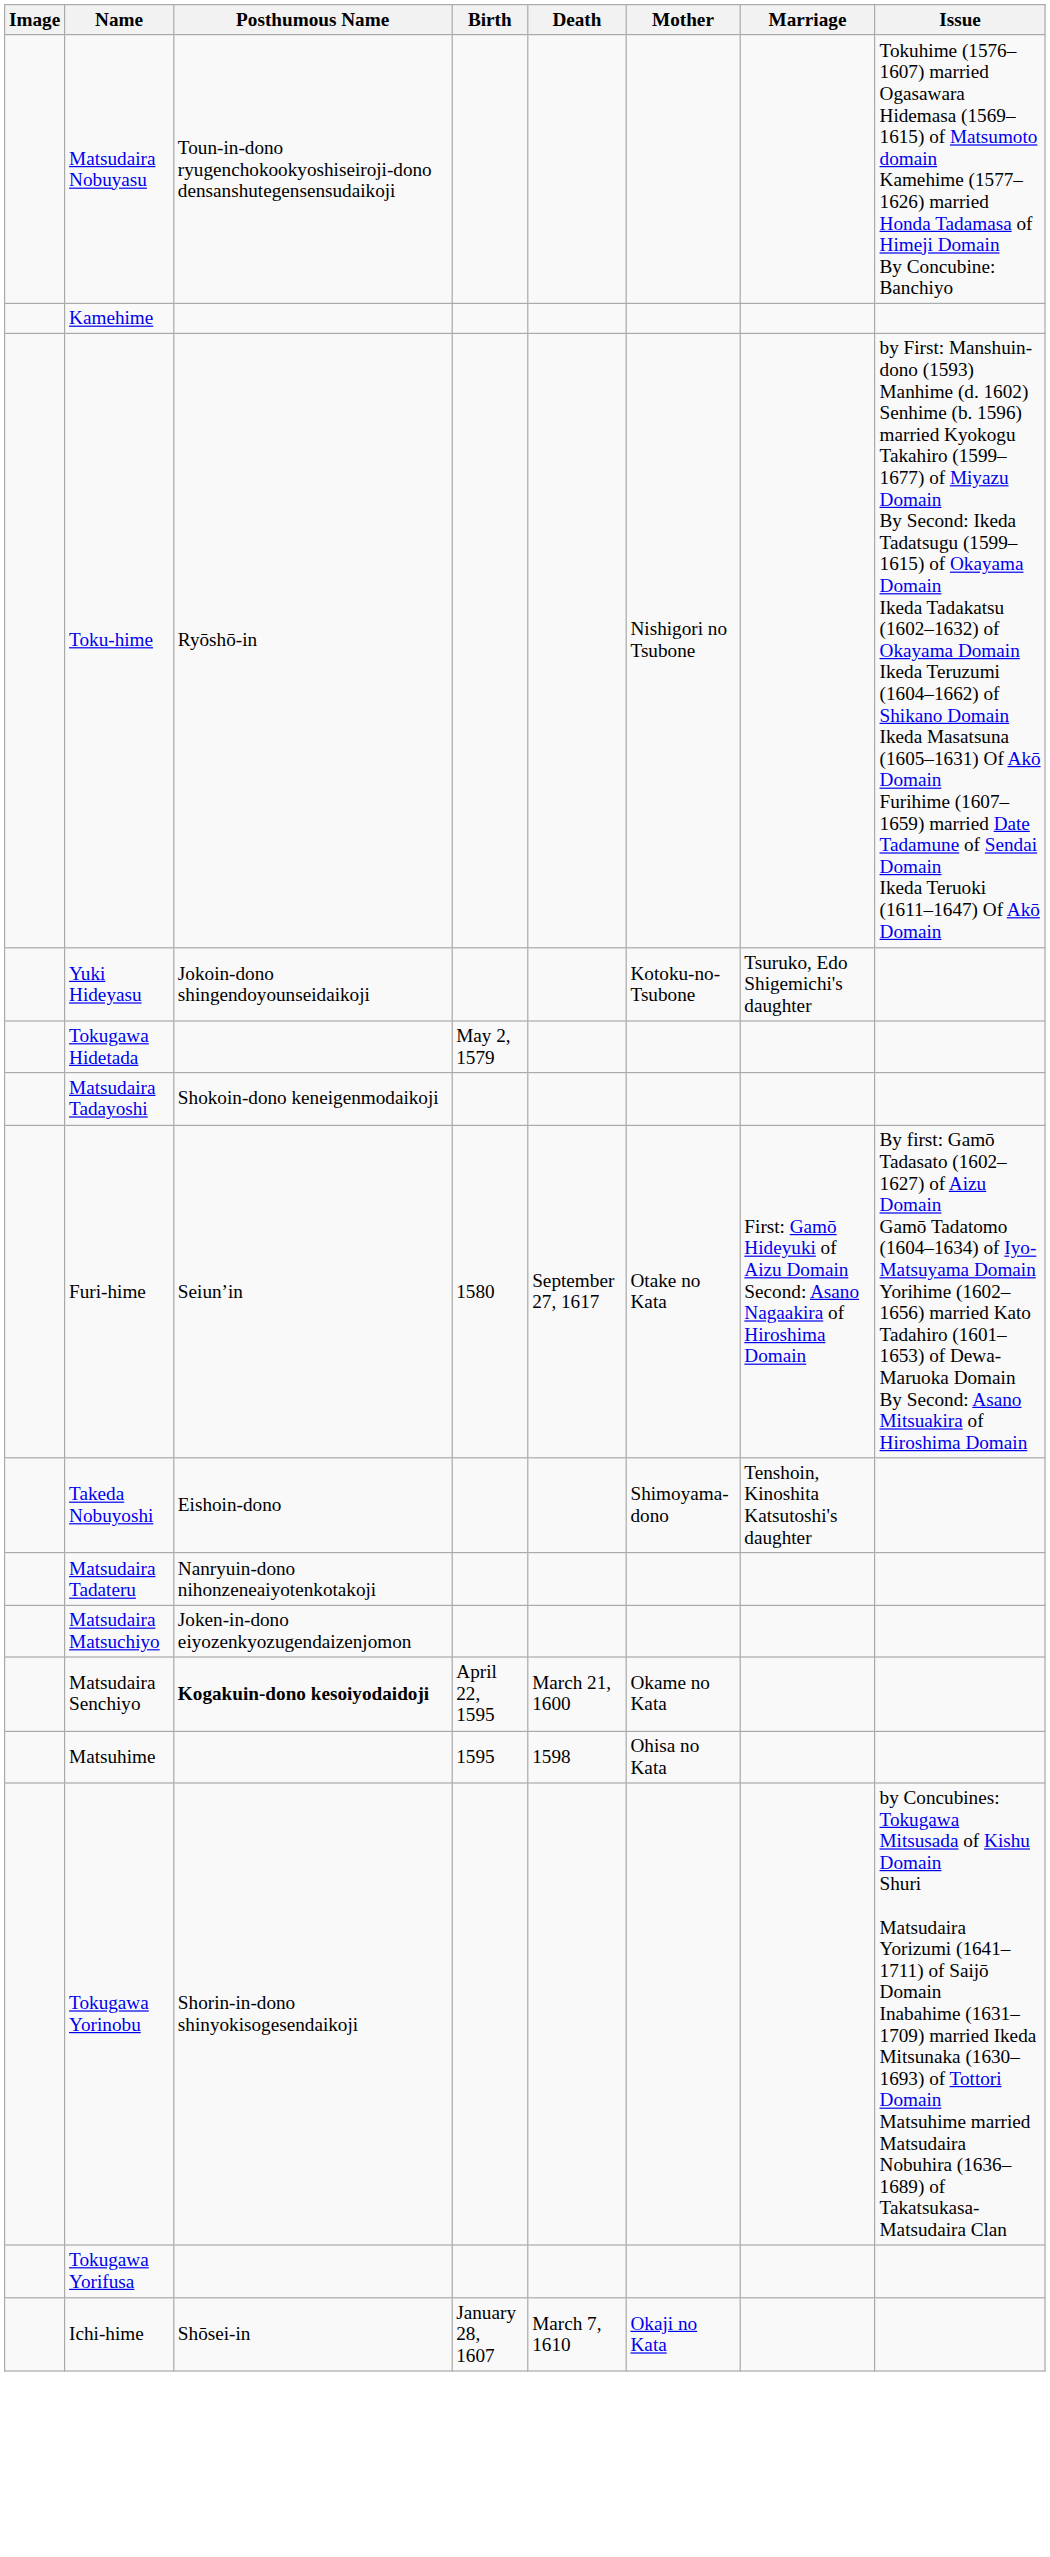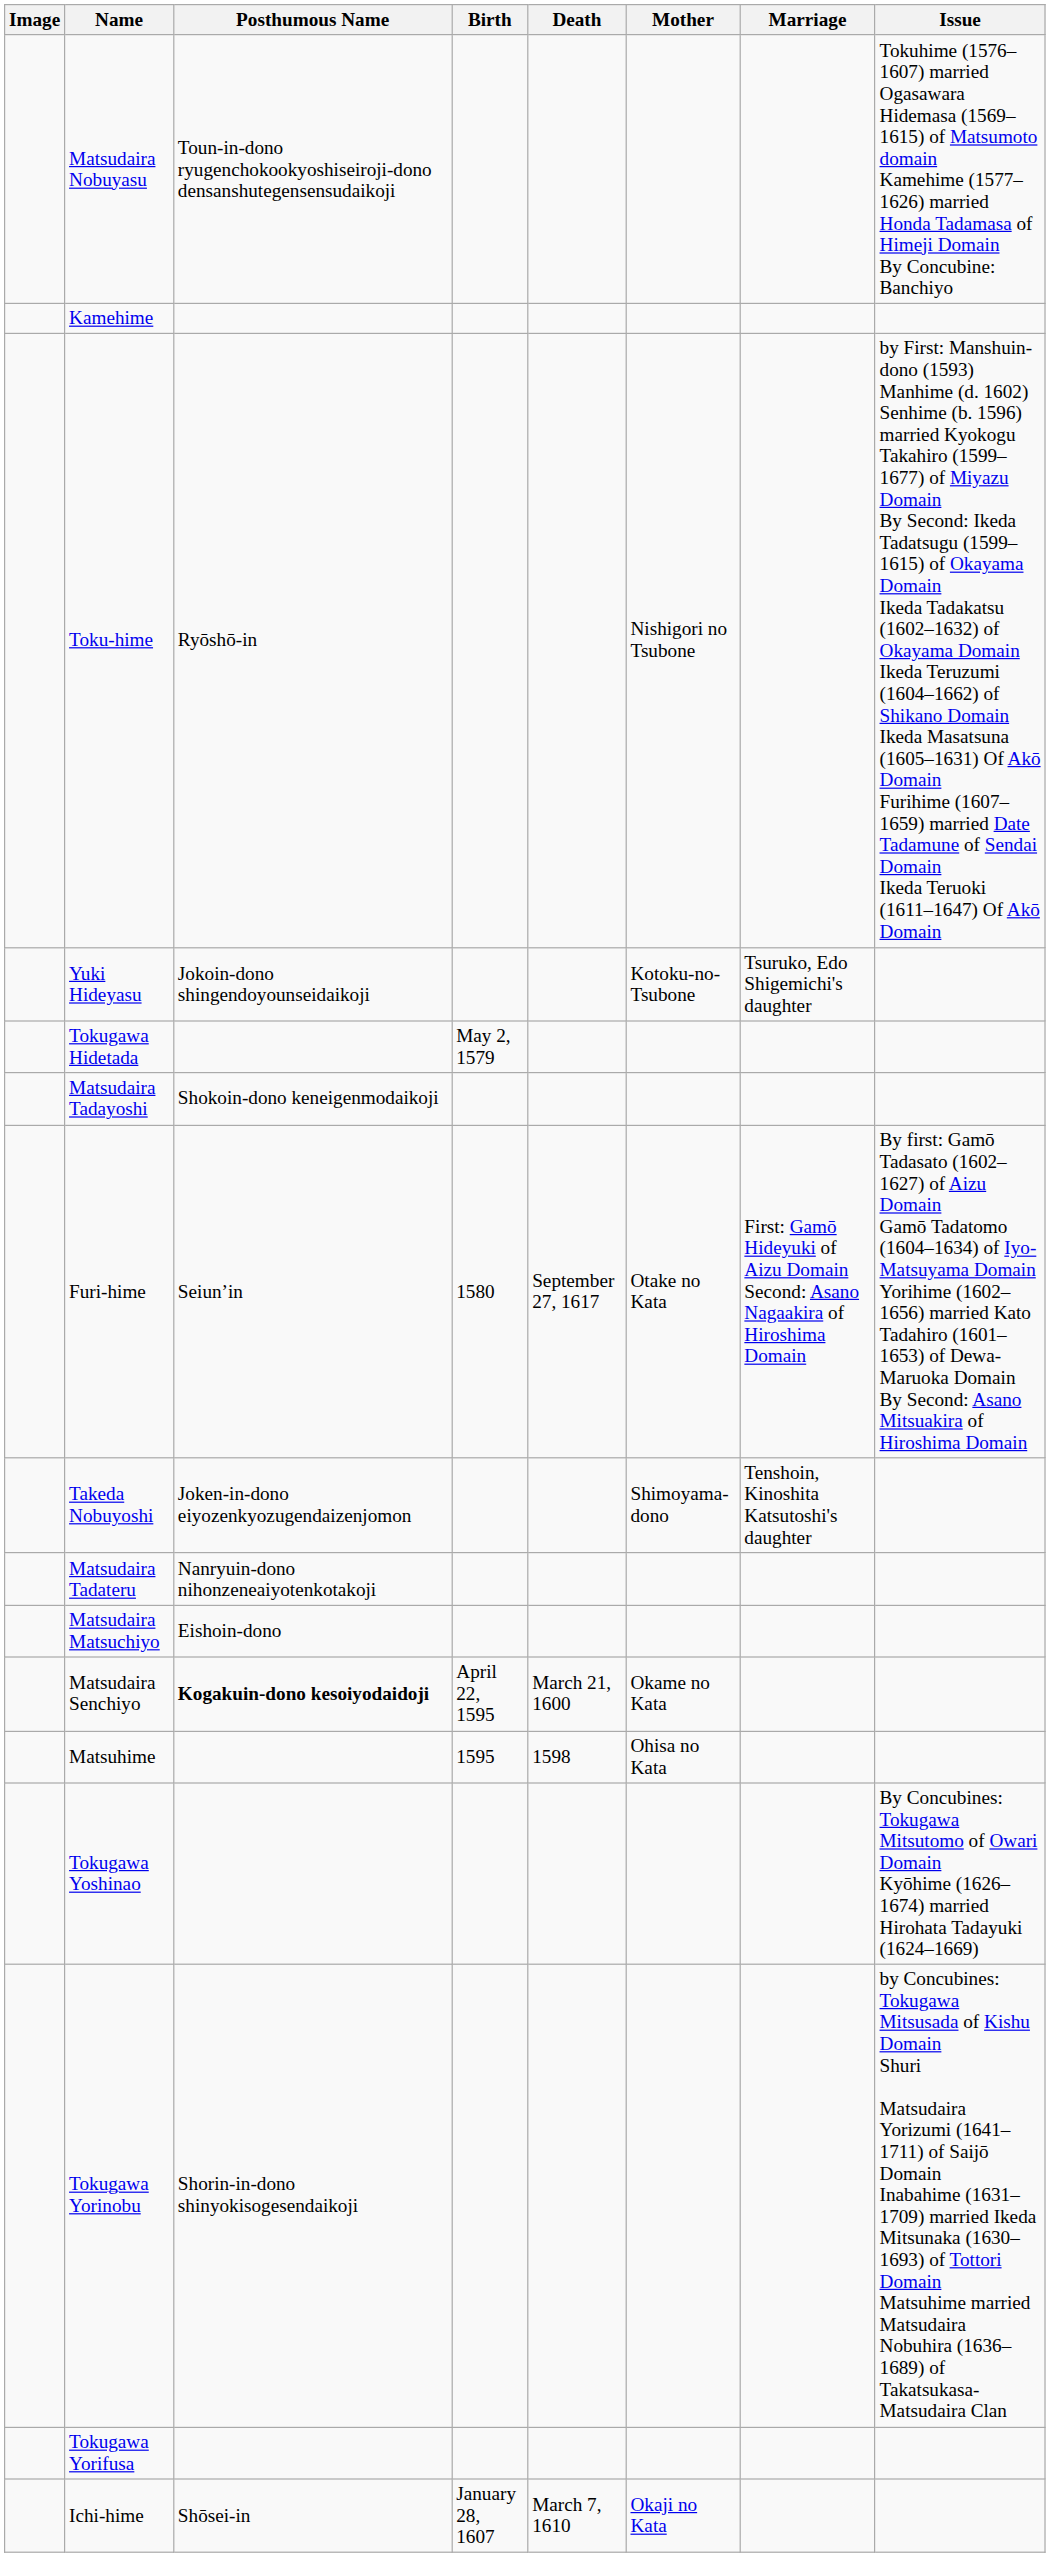(230, 1505) Eishoin-dono -> (295, 1505) Joken-in-dono eiyozenkyozugendaizenjomon
(295, 1631) Joken-in-dono eiyozenkyozugendaizenjomon -> (230, 1631) Eishoin-dono
+ row: (109, 1873)
